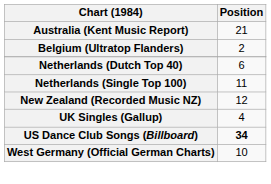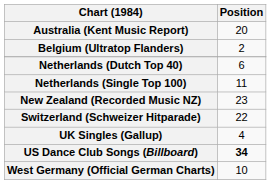(242, 30) 21 -> (242, 30) 20
(242, 100) 12 -> (242, 100) 23
+ row: (111, 118)
